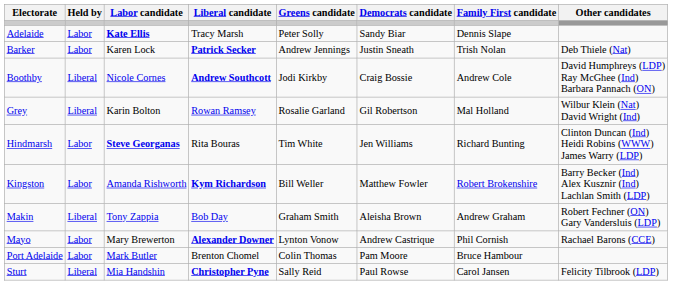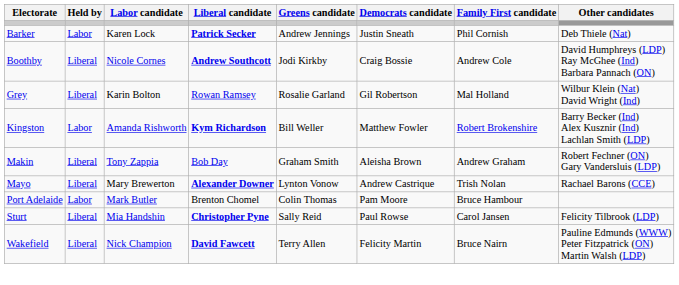- row: (25, 33)
(481, 49) Trish Nolan -> (482, 33) Phil Cornish
- row: (29, 144)
(80, 239) Labor -> (82, 183) Liberal
(482, 239) Phil Cornish -> (481, 183) Trish Nolan
+ row: (28, 244)
